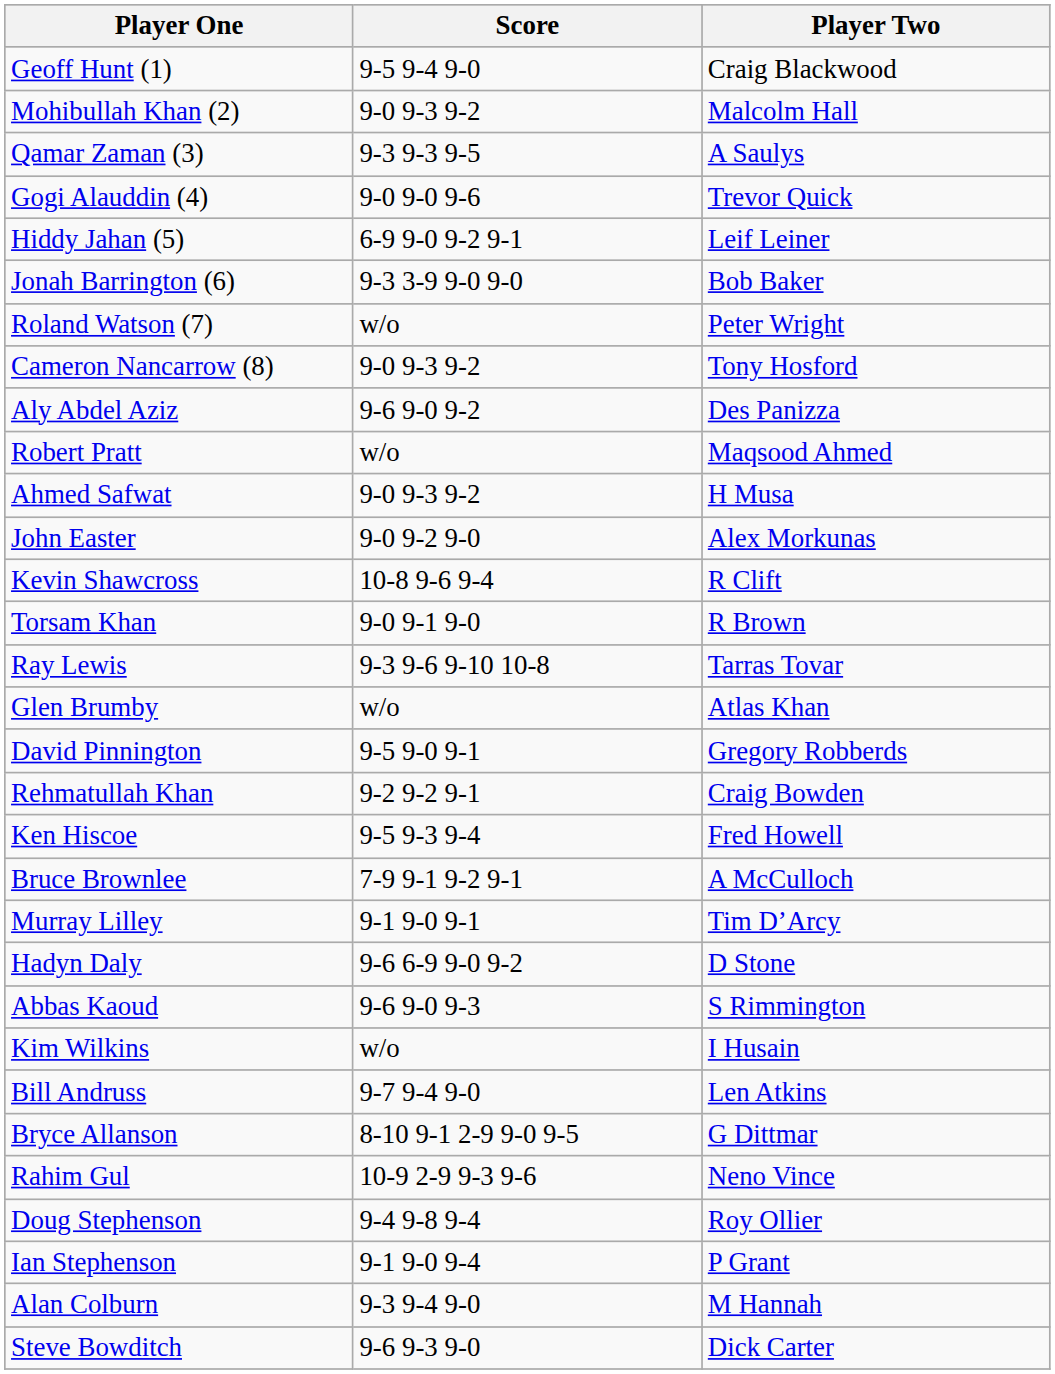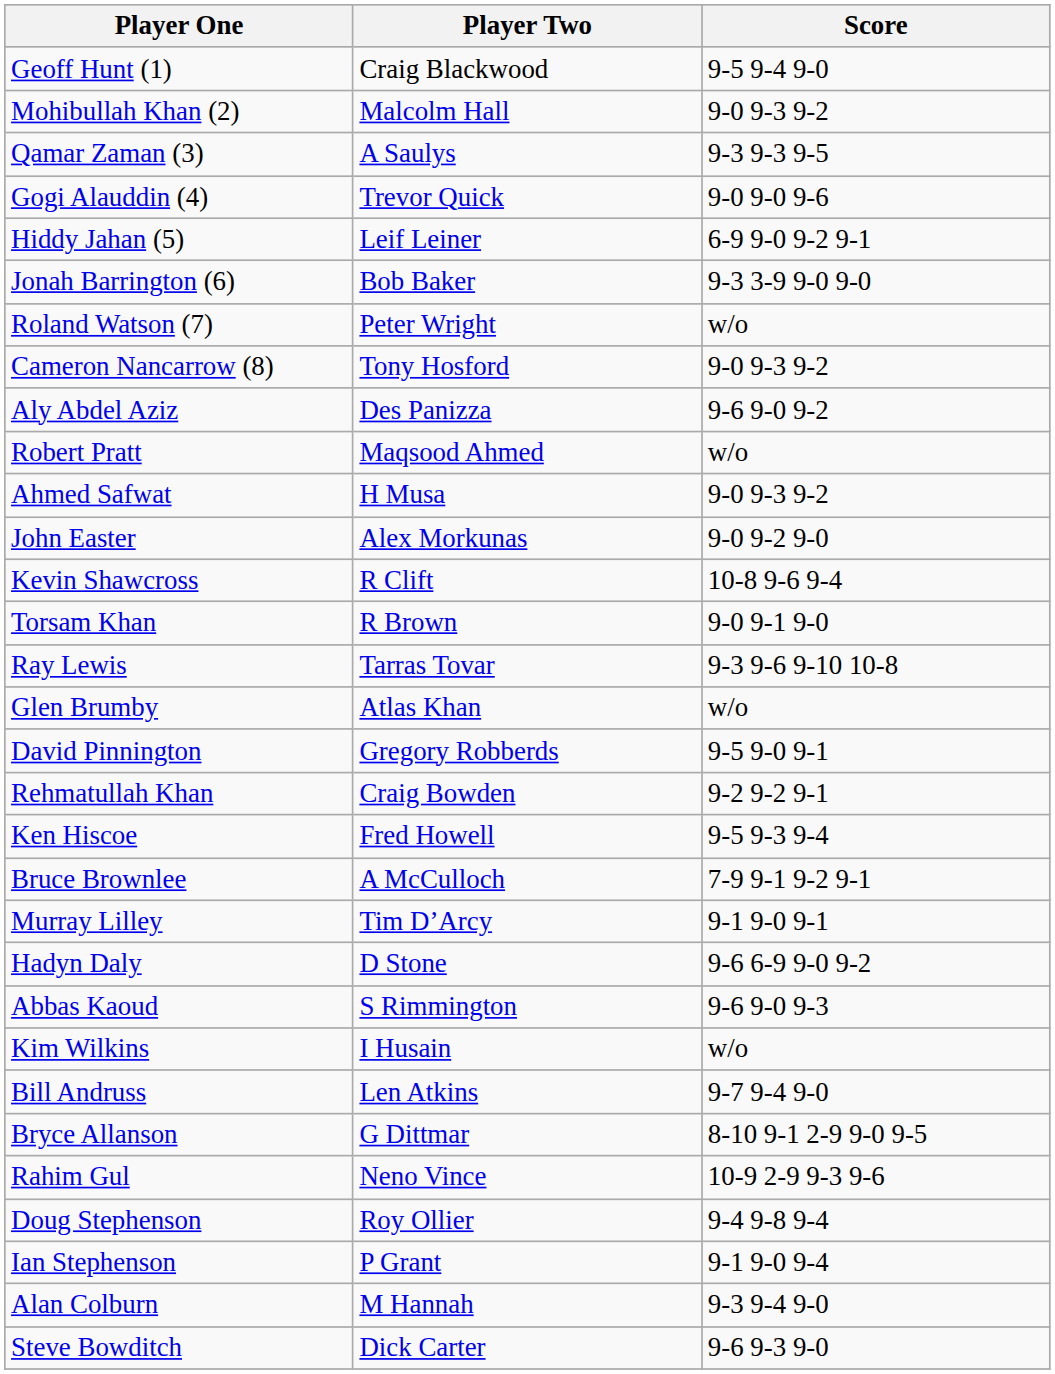columns swapped: (876, 25) <-> (527, 25)
